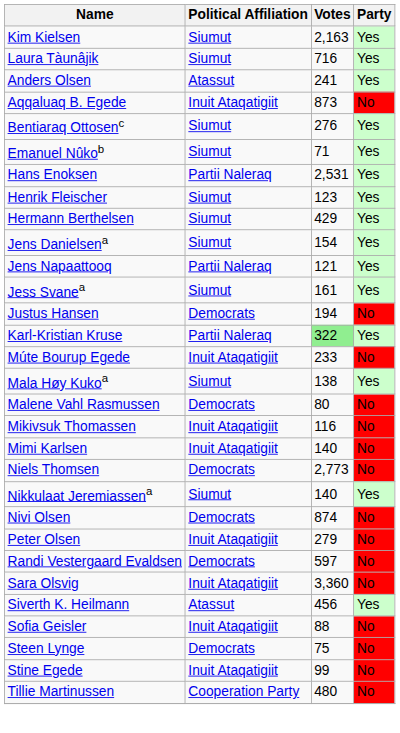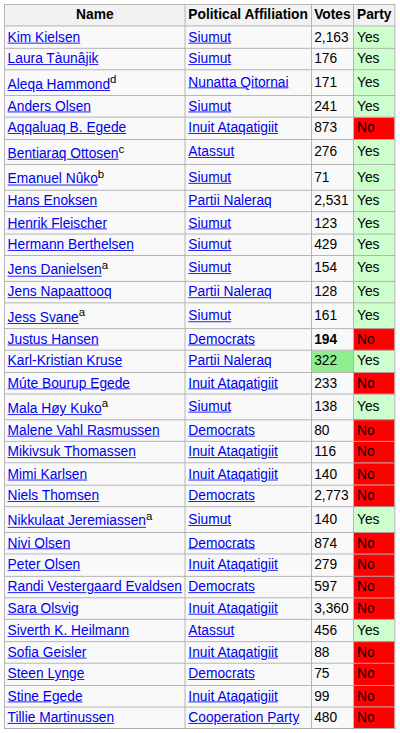(326, 59) 716 -> (326, 59) 176
+ row: (62, 82)
(211, 80) Atassut -> (210, 106) Siumut
(210, 126) Siumut -> (211, 151) Atassut
(326, 266) 121 -> (326, 292) 128
(326, 313) normal -> (326, 339) bold
